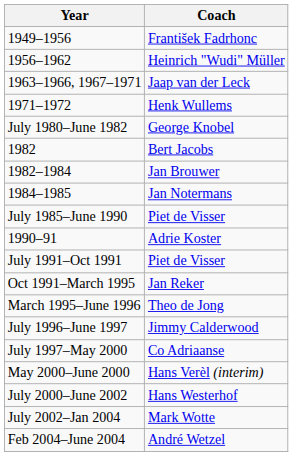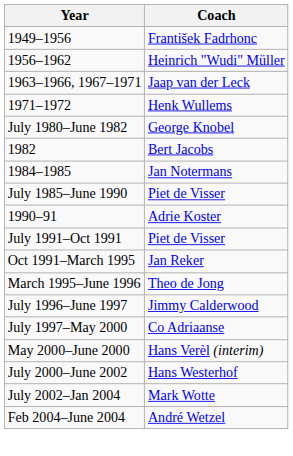- row: (39, 171)
